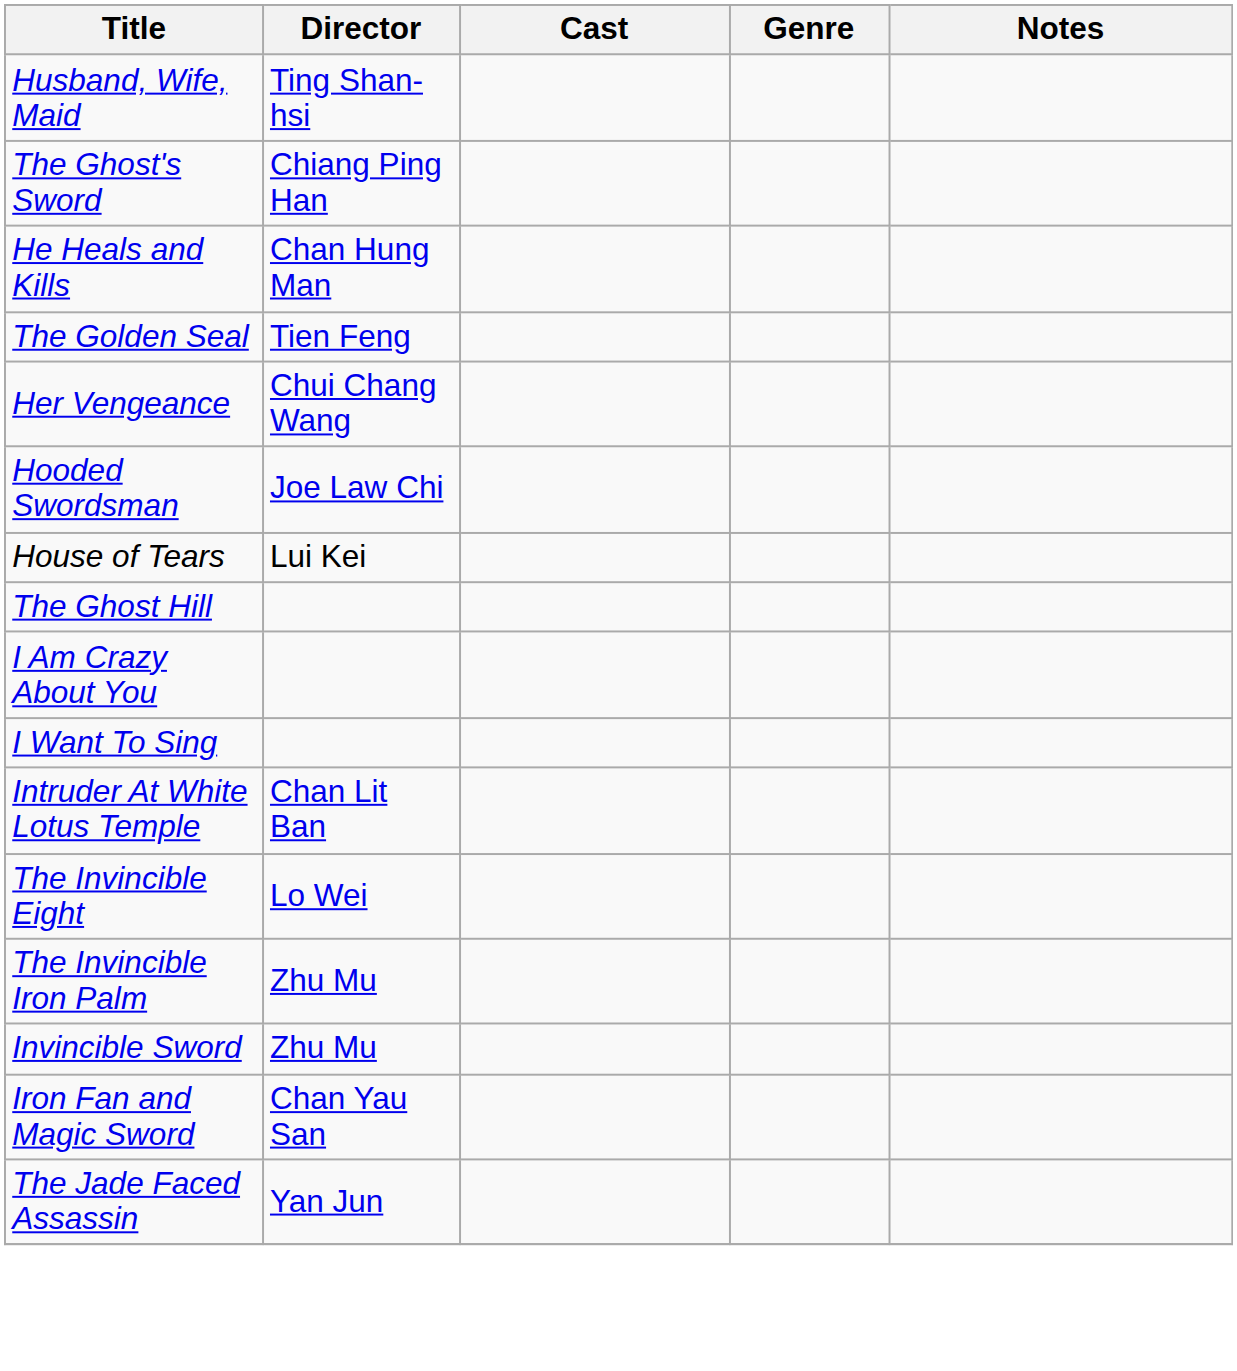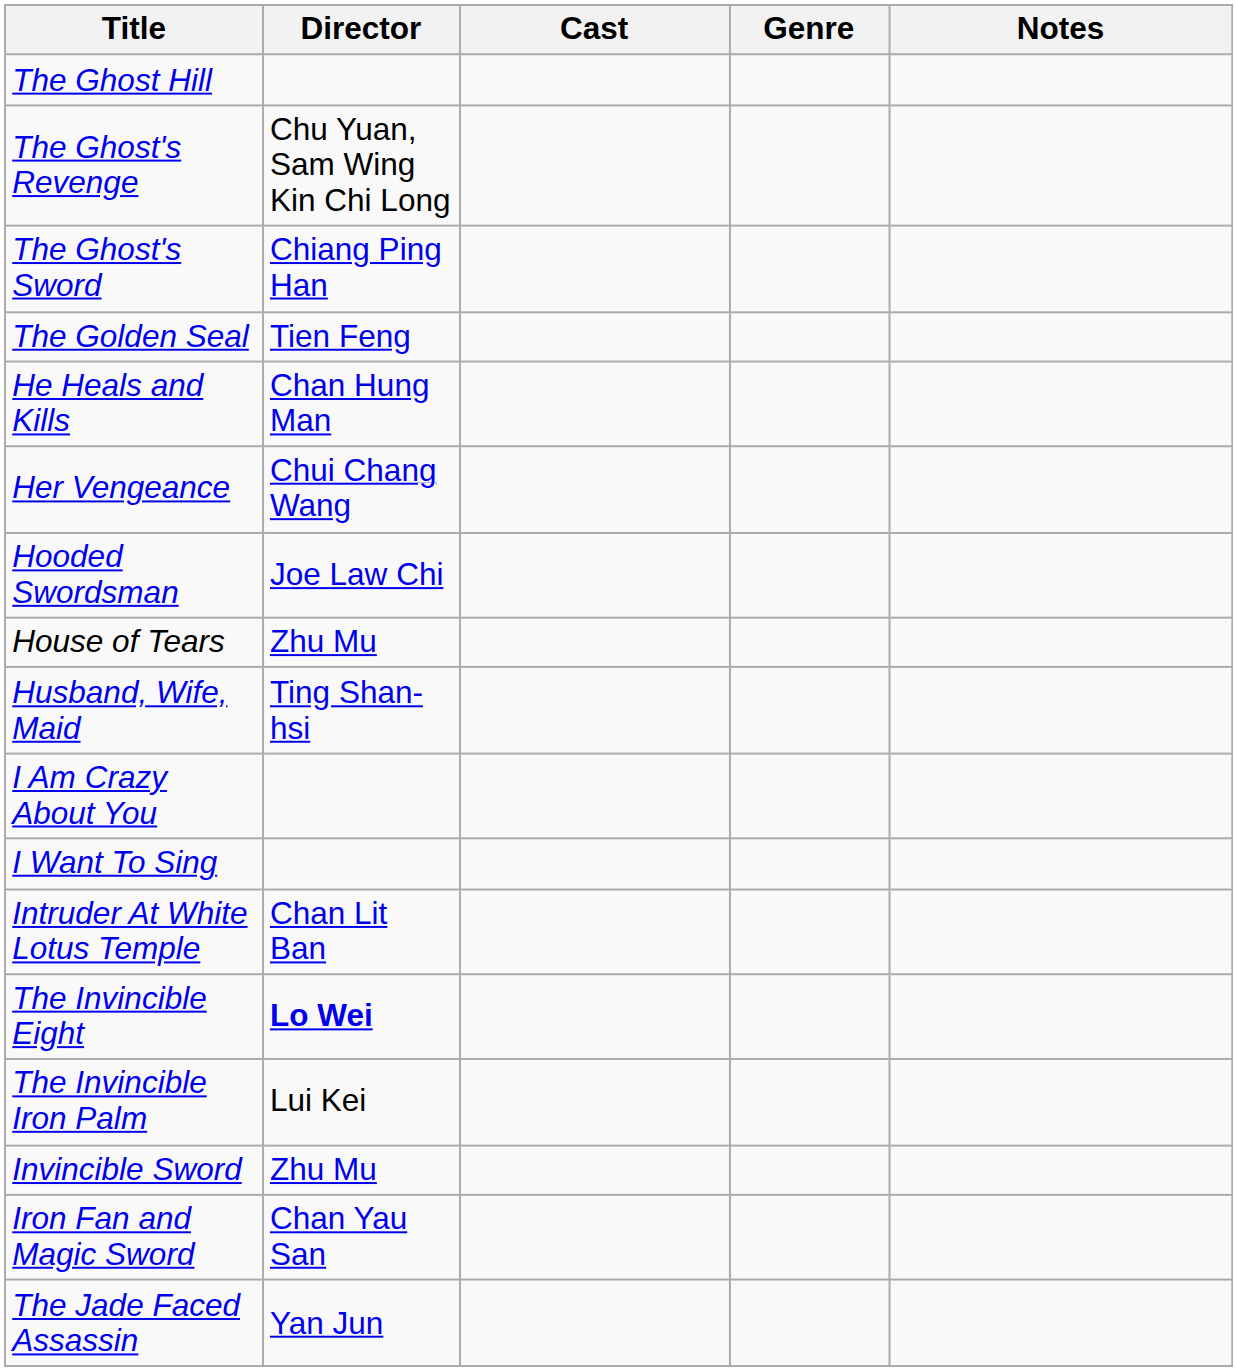rows swapped: (112, 606) <-> (120, 97)
+ row: (97, 164)
rows swapped: (131, 335) <-> (108, 268)
(318, 556) Lui Kei -> (323, 642) Zhu Mu
(319, 895) normal -> (321, 1016) bold
(323, 980) Zhu Mu -> (318, 1101) Lui Kei
